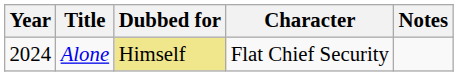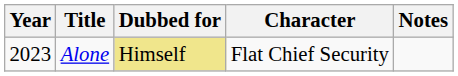(30, 53) 2024 -> (30, 53) 2023
